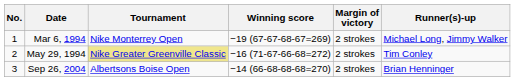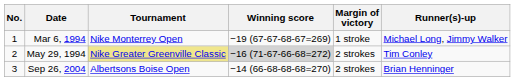(355, 38) 2 strokes -> (353, 38) 1 stroke
(281, 54) no background -> (281, 54) lightgrey background
